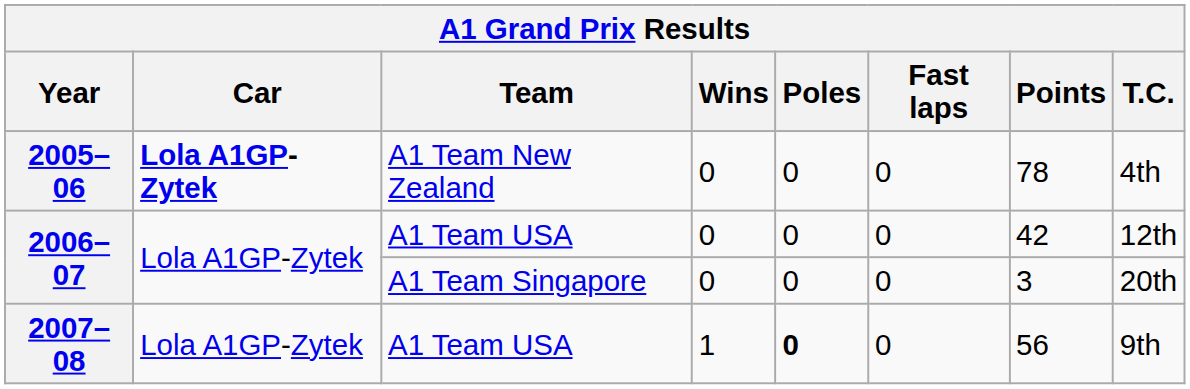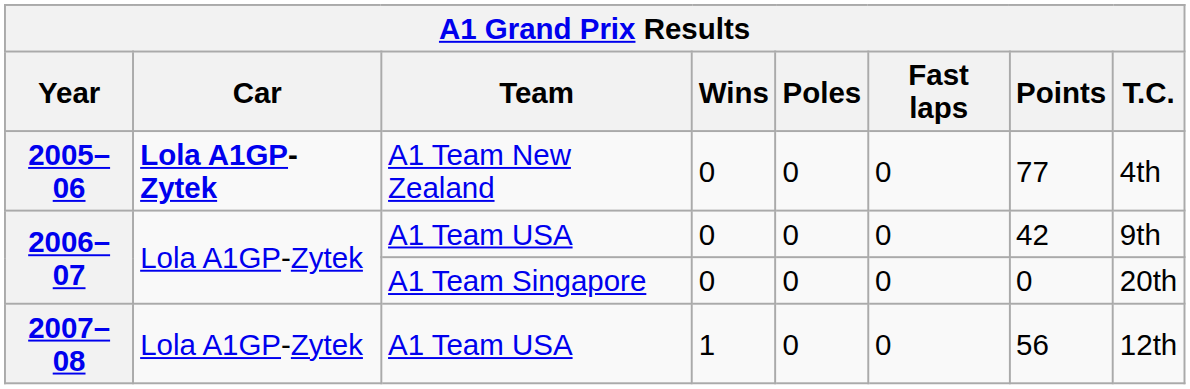(1033, 171) 78 -> (1033, 171) 77
(1149, 235) 12th -> (1140, 235) 9th
(1024, 281) 3 -> (1024, 281) 0
(791, 344) bold -> (791, 344) normal
(1140, 344) 9th -> (1149, 344) 12th
